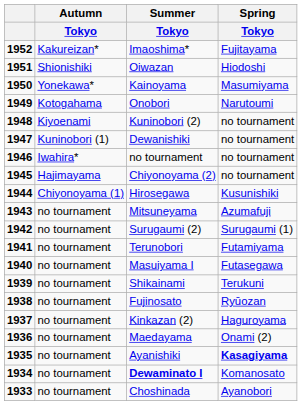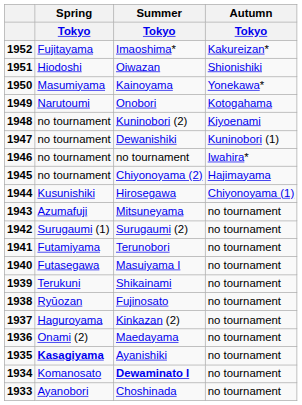columns swapped: (258, 31) <-> (81, 31)
